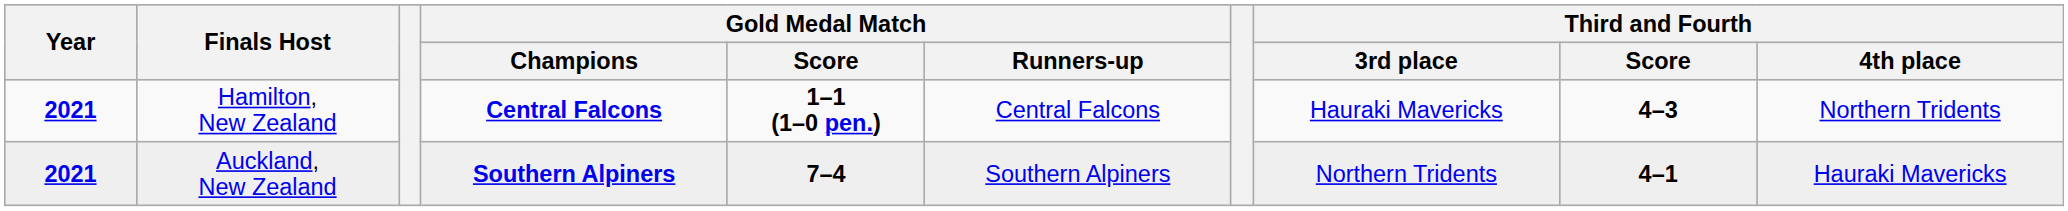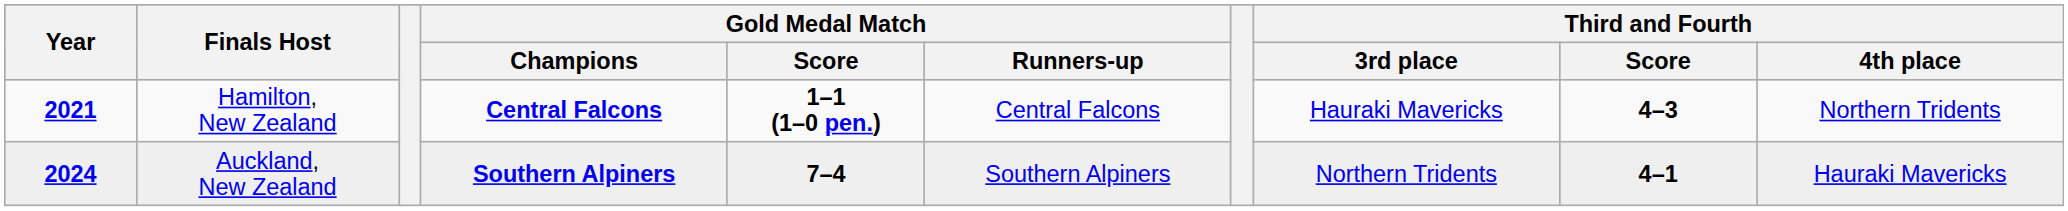(70, 174) 2021 -> (70, 174) 2024
